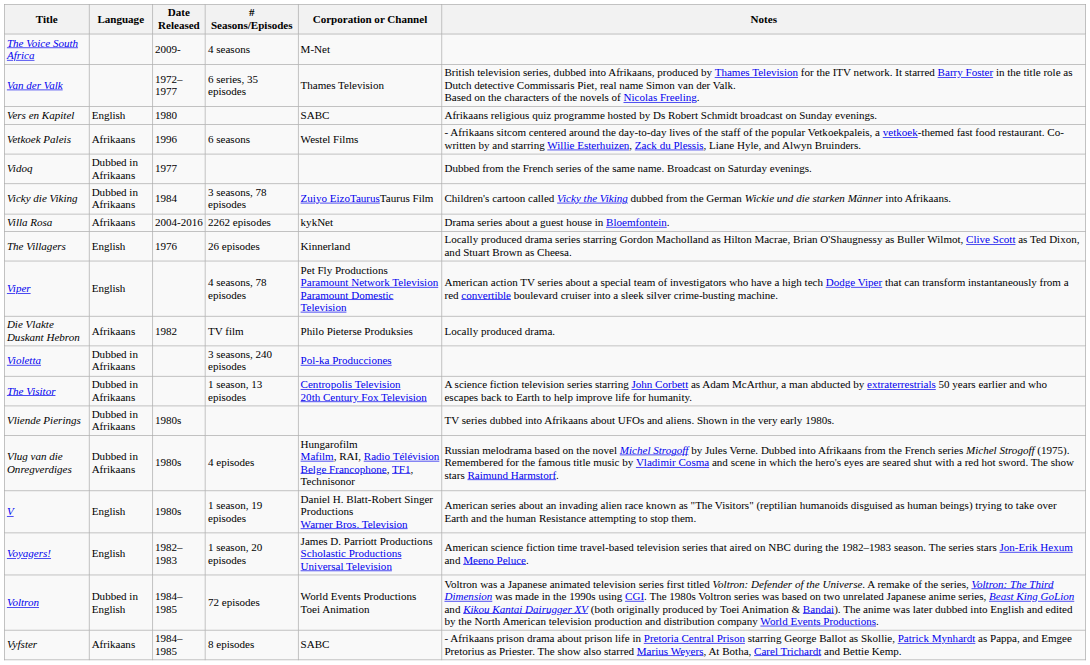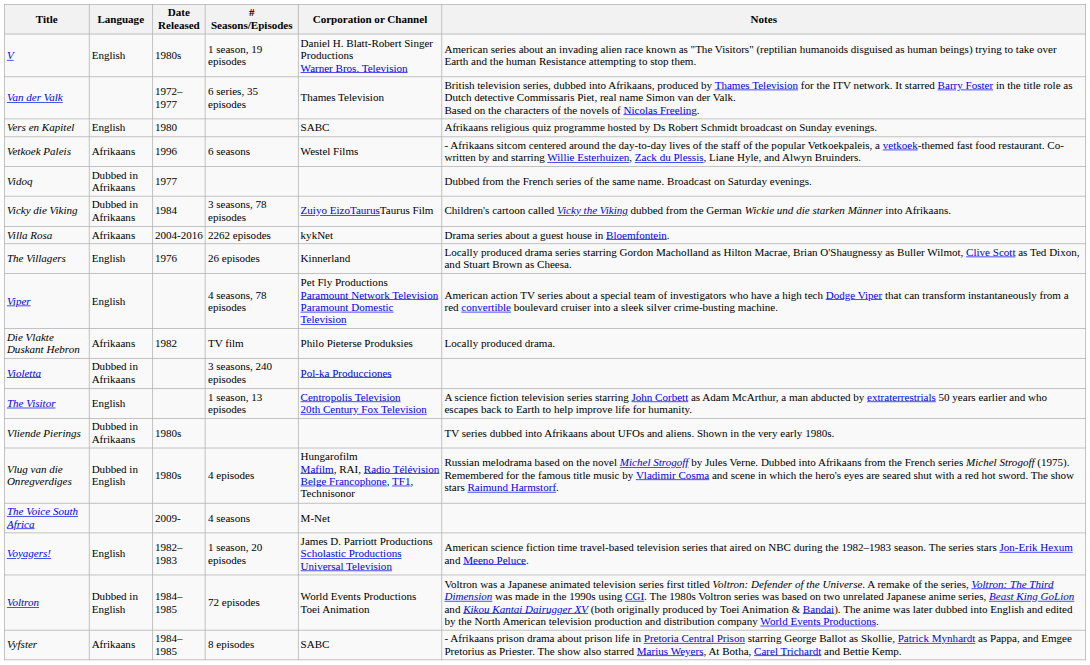rows swapped: (10, 511) <-> (42, 49)
(115, 391) Dubbed in Afrikaans -> (109, 403) English
(115, 463) Dubbed in Afrikaans -> (115, 475) Dubbed in English
